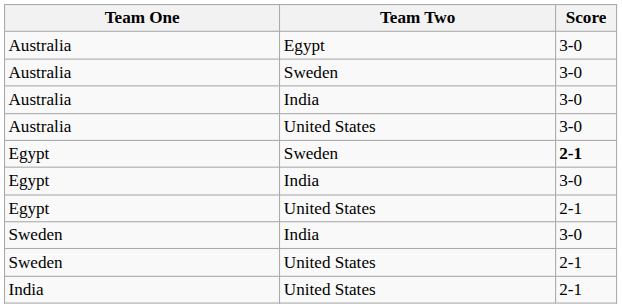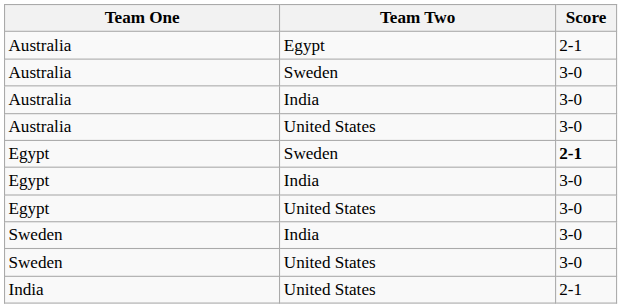(571, 45) 3-0 -> (571, 45) 2-1
(571, 208) 2-1 -> (571, 208) 3-0
(571, 262) 2-1 -> (571, 262) 3-0
